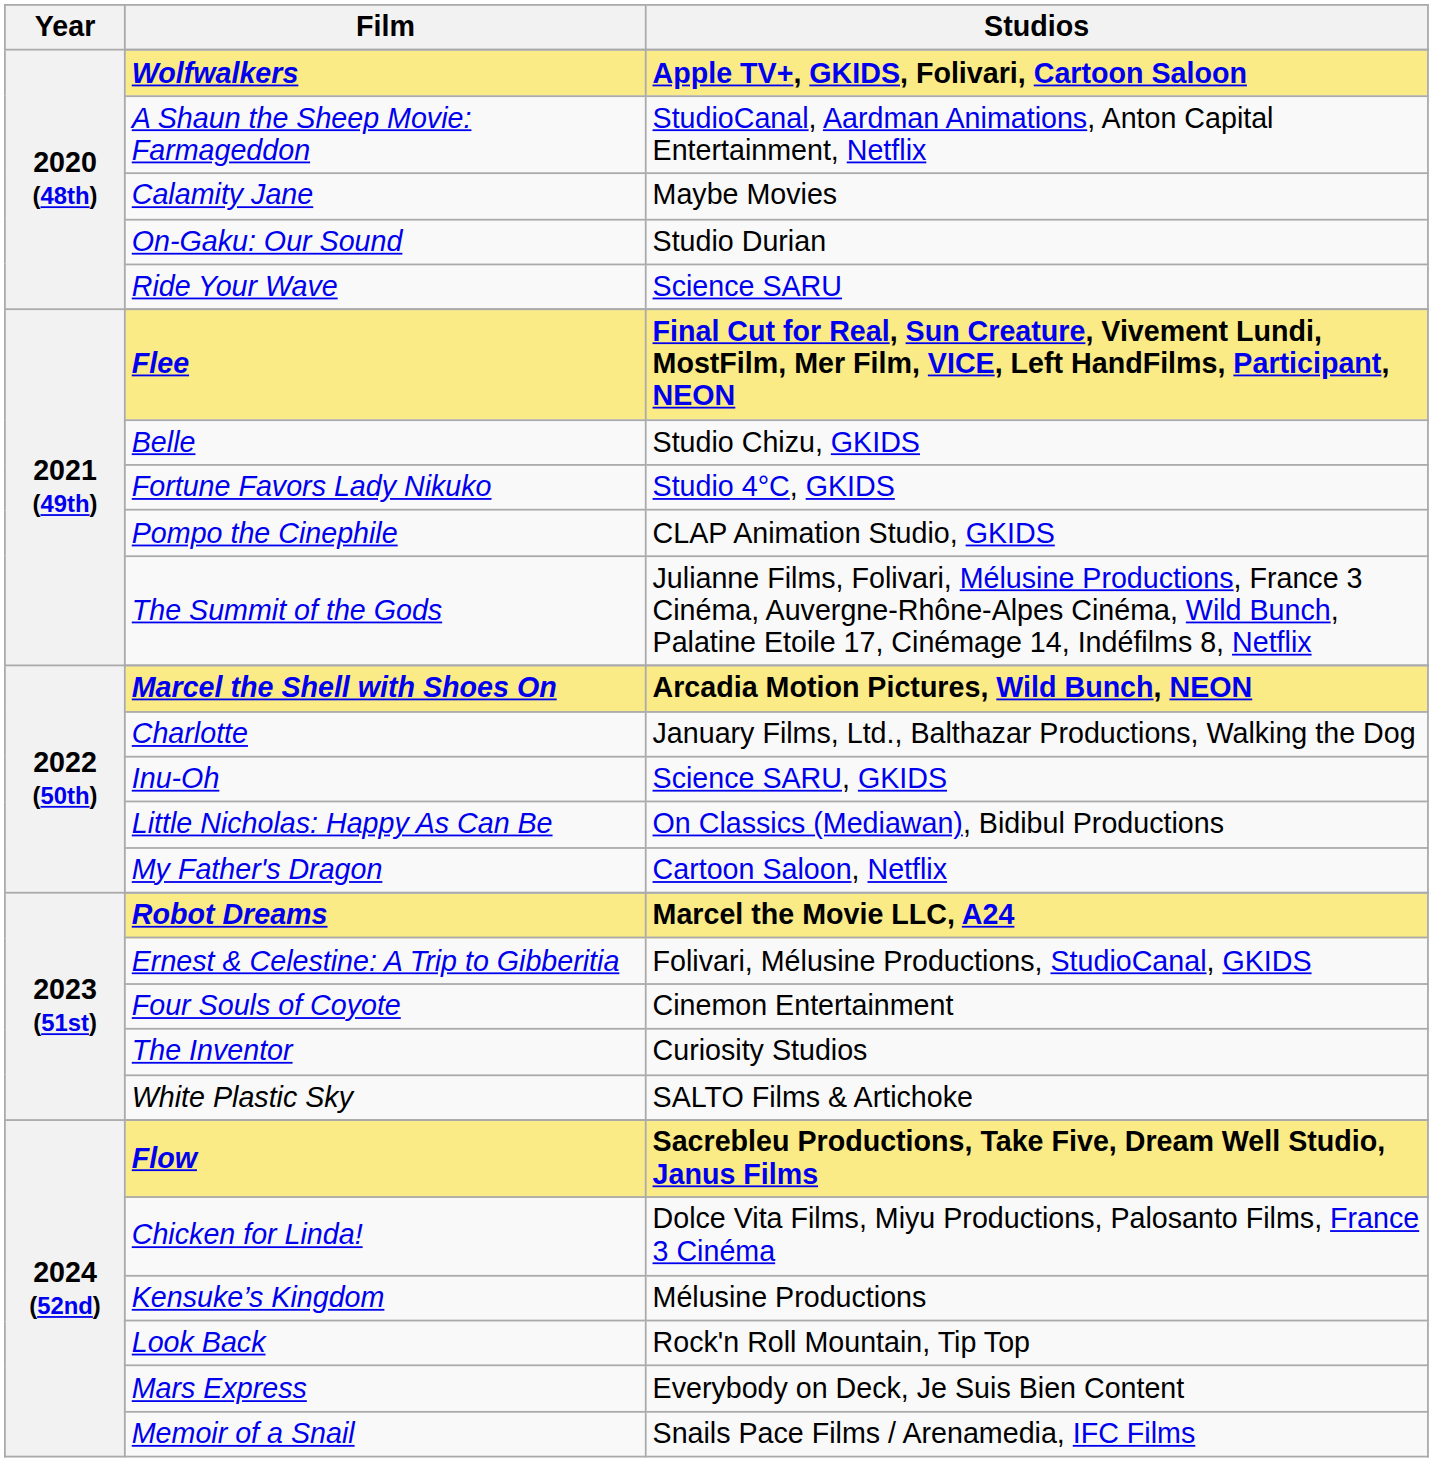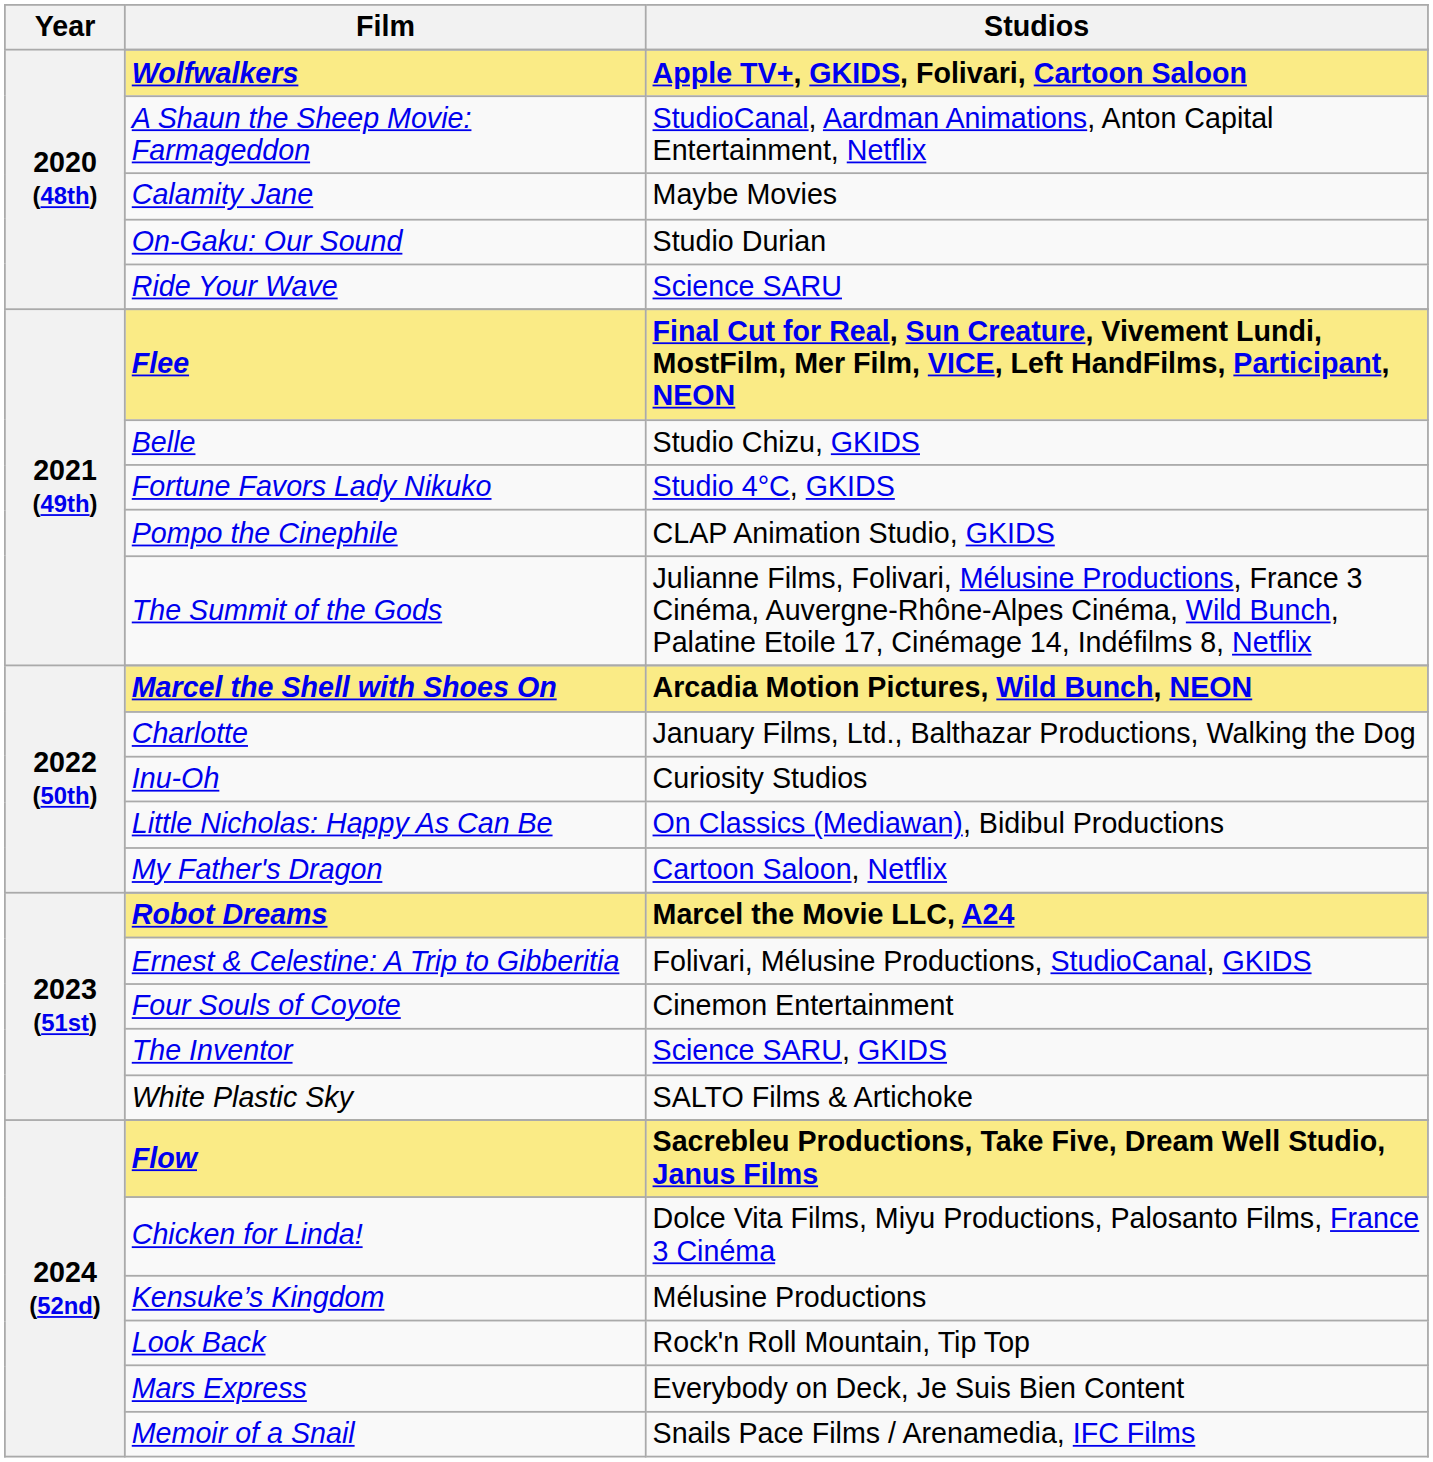(800, 778) Science SARU, GKIDS -> (760, 778) Curiosity Studios
(760, 1051) Curiosity Studios -> (800, 1051) Science SARU, GKIDS
